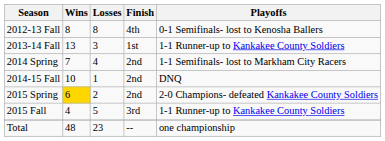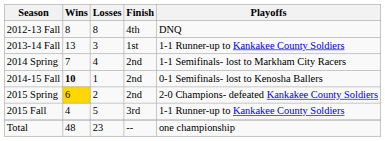(241, 29) 0-1 Semifinals- lost to Kenosha Ballers -> (170, 29) DNQ
(70, 78) normal -> (70, 78) bold
(170, 78) DNQ -> (241, 78) 0-1 Semifinals- lost to Kenosha Ballers
